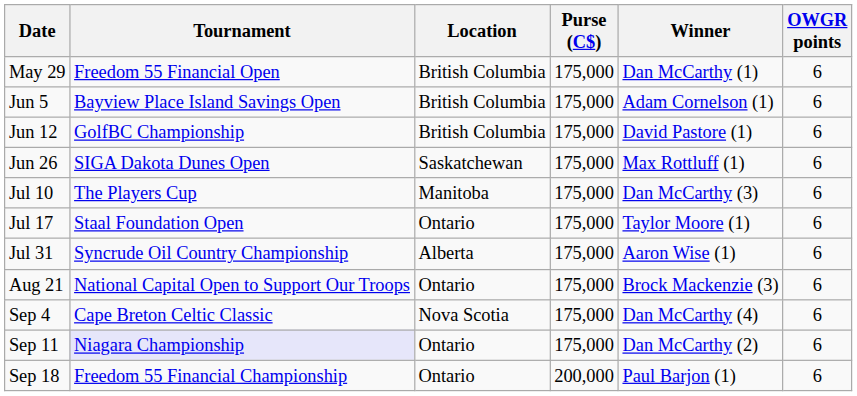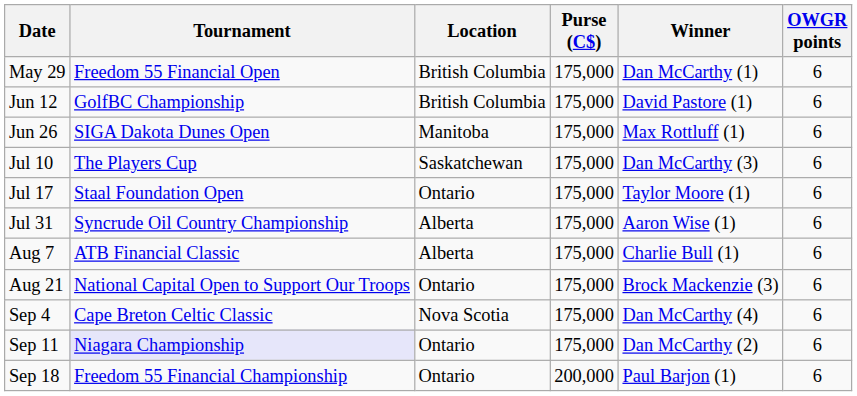- row: (29, 102)
(471, 162) Saskatchewan -> (454, 132) Manitoba
(454, 193) Manitoba -> (471, 162) Saskatchewan
+ row: (32, 253)
